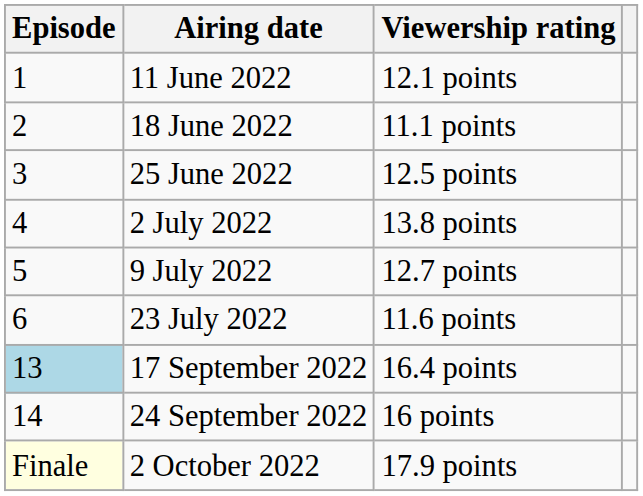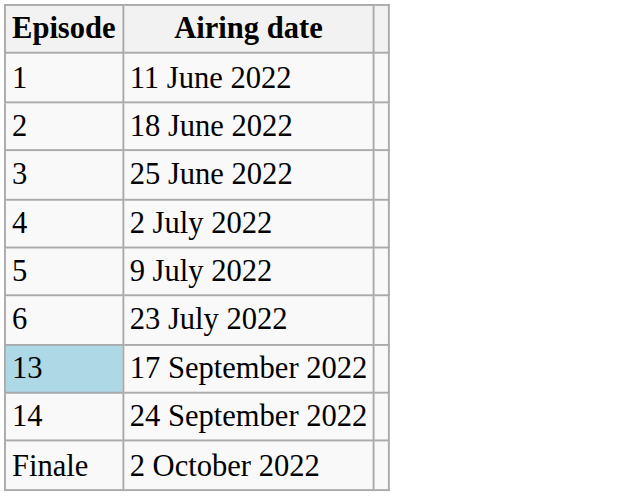- column: (498, 28)
(50, 464) lightyellow background -> (50, 464) no background
